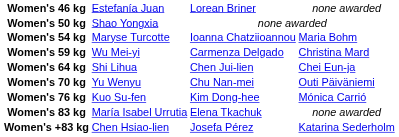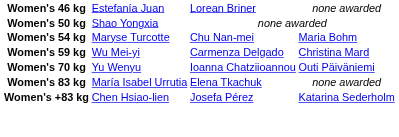(243, 38) Ioanna Chatziioannou -> (222, 38) Chu Nan-mei
- row: (47, 68)
(222, 83) Chu Nan-mei -> (243, 68) Ioanna Chatziioannou
- row: (47, 98)
